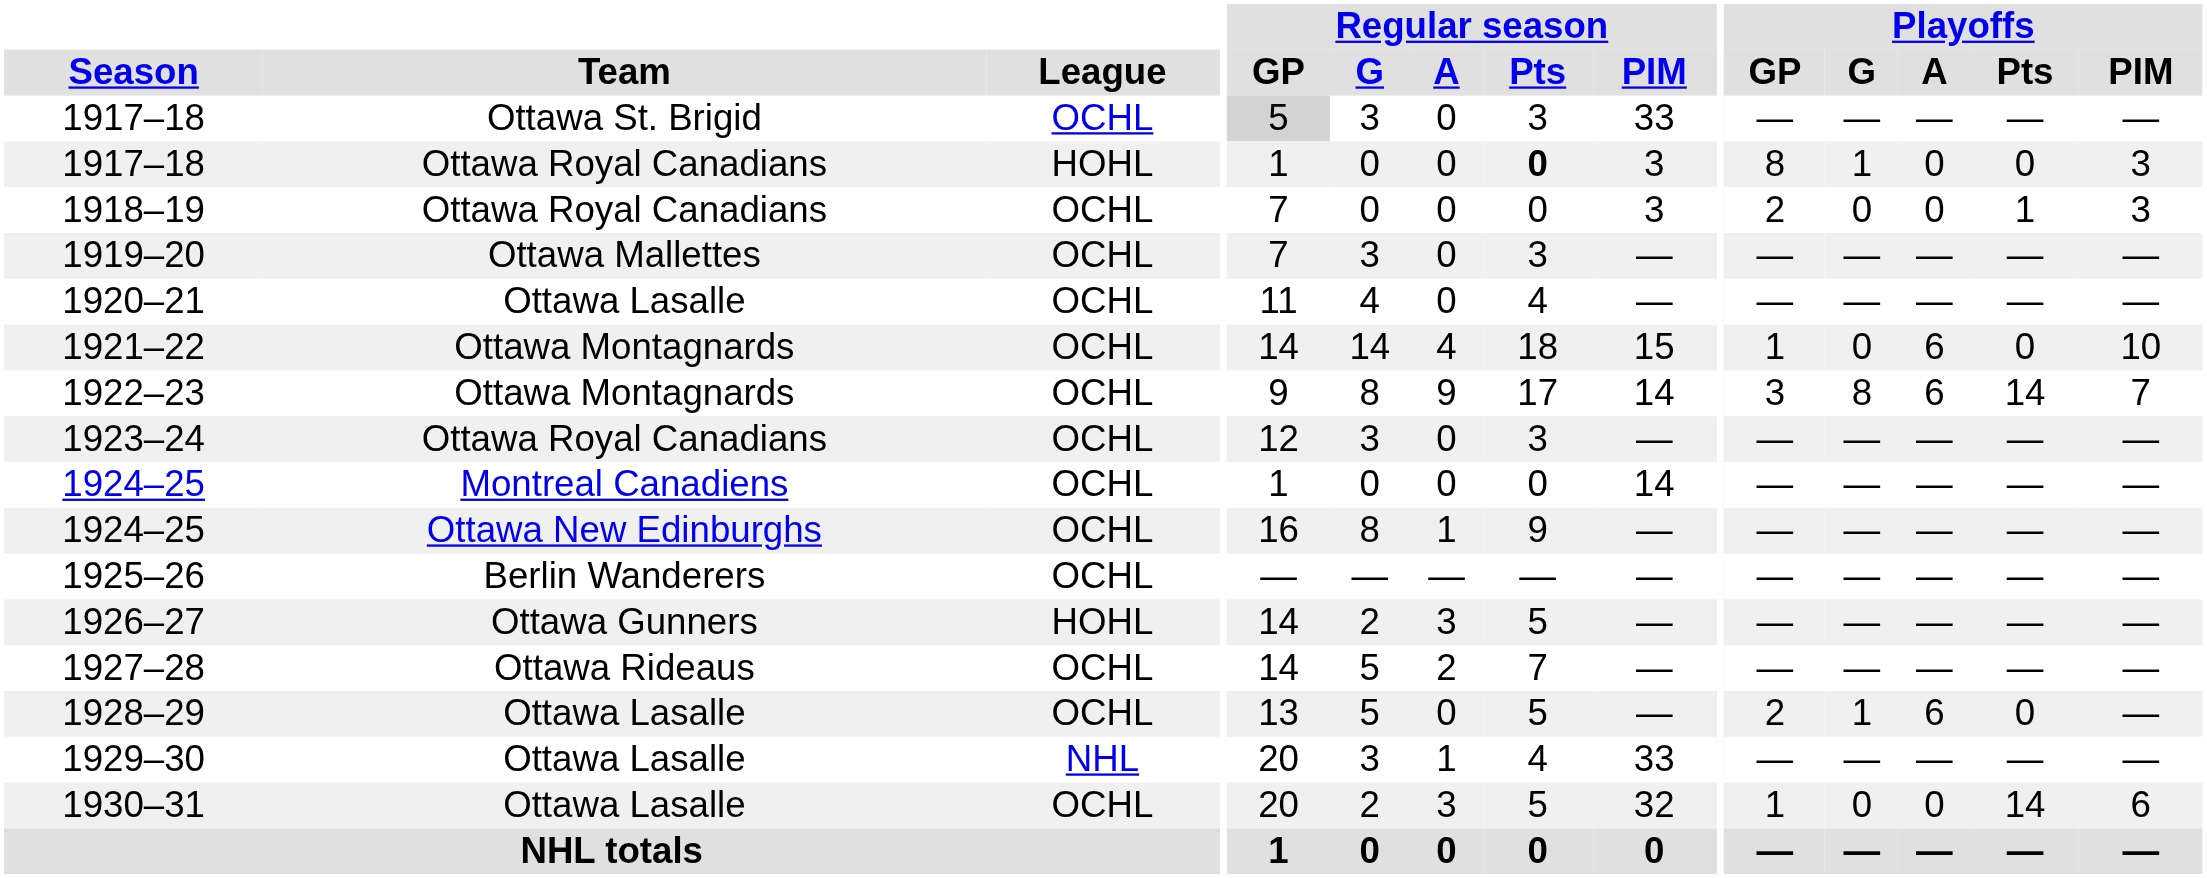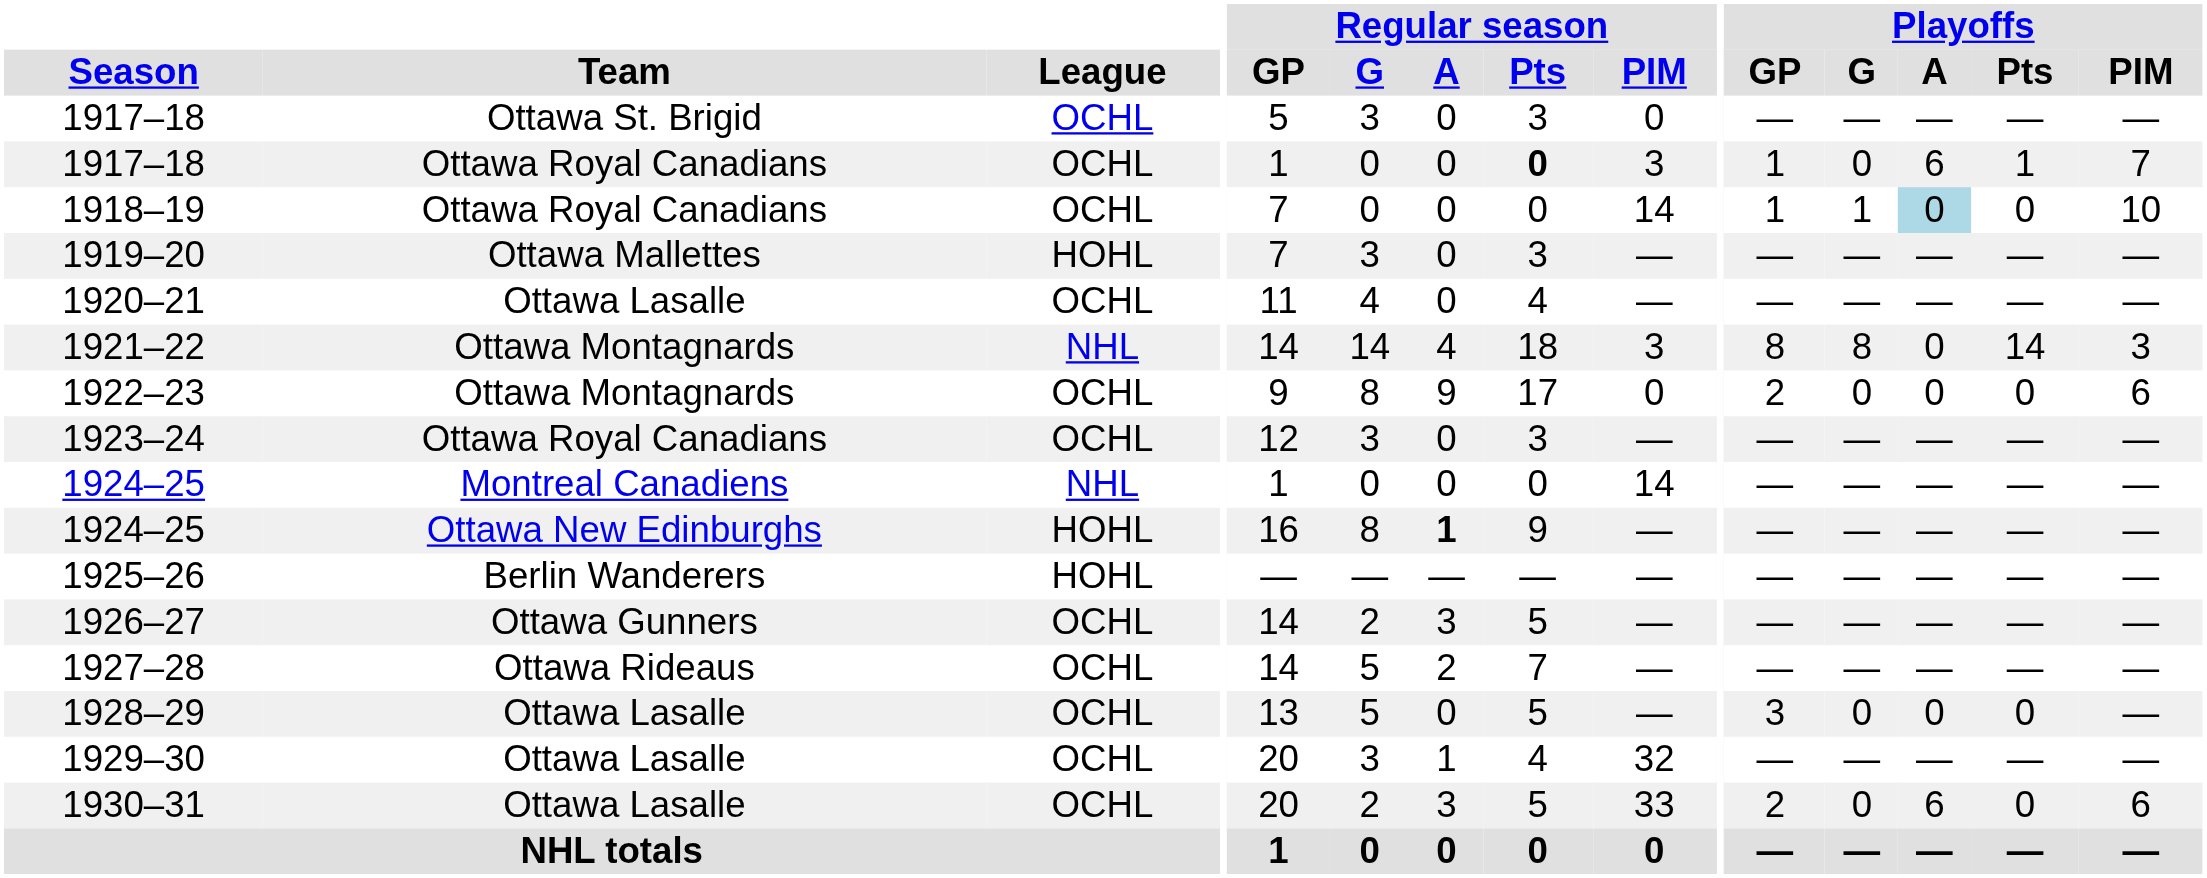(1279, 117) lightgrey background -> (1279, 117) no background
(1654, 117) 33 -> (1654, 117) 0
(1102, 163) HOHL -> (1102, 163) OCHL
(1775, 163) 8 -> (1775, 163) 1
(1862, 163) 1 -> (1862, 163) 0
(1934, 163) 0 -> (1934, 163) 6
(2025, 163) 0 -> (2025, 163) 1
(2141, 163) 3 -> (2141, 163) 7
(1654, 209) 3 -> (1654, 209) 14
(1775, 209) 2 -> (1775, 209) 1
(1862, 209) 0 -> (1862, 209) 1
(1934, 209) no background -> (1934, 209) lightblue background
(2025, 209) 1 -> (2025, 209) 0
(2141, 209) 3 -> (2141, 209) 10
(1102, 255) OCHL -> (1102, 255) HOHL
(1102, 346) OCHL -> (1102, 346) NHL
(1654, 346) 15 -> (1654, 346) 3
(1775, 346) 1 -> (1775, 346) 8
(1862, 346) 0 -> (1862, 346) 8
(1934, 346) 6 -> (1934, 346) 0
(2025, 346) 0 -> (2025, 346) 14
(2141, 346) 10 -> (2141, 346) 3
(1654, 392) 14 -> (1654, 392) 0
(1775, 392) 3 -> (1775, 392) 2
(1862, 392) 8 -> (1862, 392) 0
(1934, 392) 6 -> (1934, 392) 0
(2025, 392) 14 -> (2025, 392) 0
(2141, 392) 7 -> (2141, 392) 6
(1102, 484) OCHL -> (1102, 484) NHL
(1102, 530) OCHL -> (1102, 530) HOHL
(1446, 530) normal -> (1446, 530) bold
(1102, 575) OCHL -> (1102, 575) HOHL
(1102, 621) HOHL -> (1102, 621) OCHL
(1775, 713) 2 -> (1775, 713) 3
(1862, 713) 1 -> (1862, 713) 0
(1934, 713) 6 -> (1934, 713) 0
(1102, 759) NHL -> (1102, 759) OCHL
(1654, 759) 33 -> (1654, 759) 32
(1654, 804) 32 -> (1654, 804) 33
(1775, 804) 1 -> (1775, 804) 2
(1934, 804) 0 -> (1934, 804) 6
(2025, 804) 14 -> (2025, 804) 0
